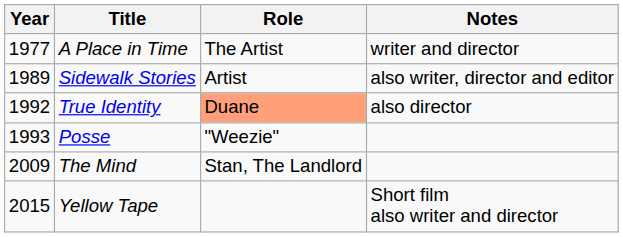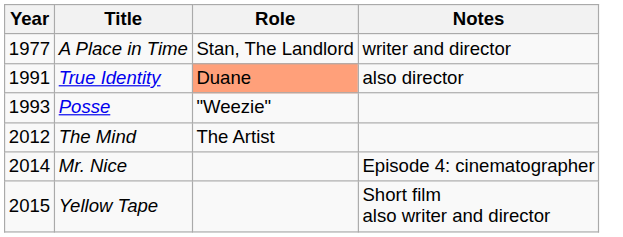(244, 48) The Artist -> (275, 48) Stan, The Landlord
- row: (127, 78)
(30, 107) 1992 -> (30, 78) 1991
(30, 166) 2009 -> (30, 136) 2012
(283, 166) Stan, The Landlord -> (236, 136) The Artist
+ row: (93, 166)
